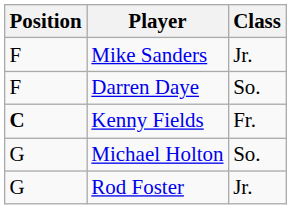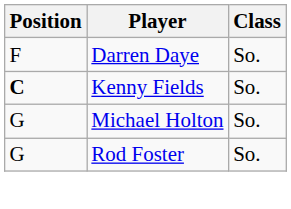- row: (149, 54)
(245, 120) Fr. -> (247, 87) So.
(243, 187) Jr. -> (247, 154) So.
